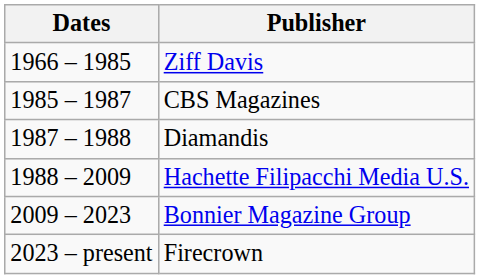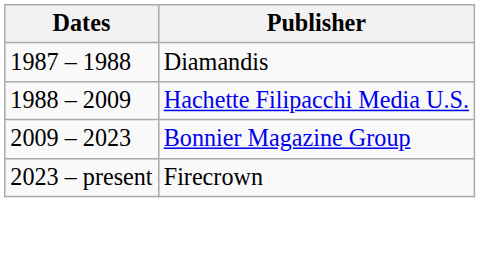- row: (213, 61)
- row: (242, 100)
